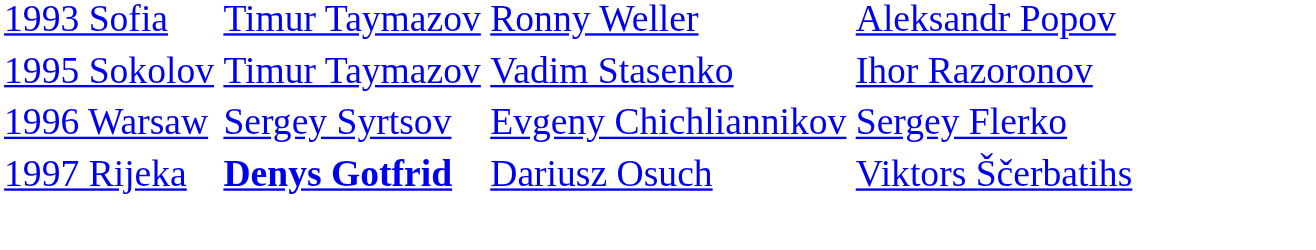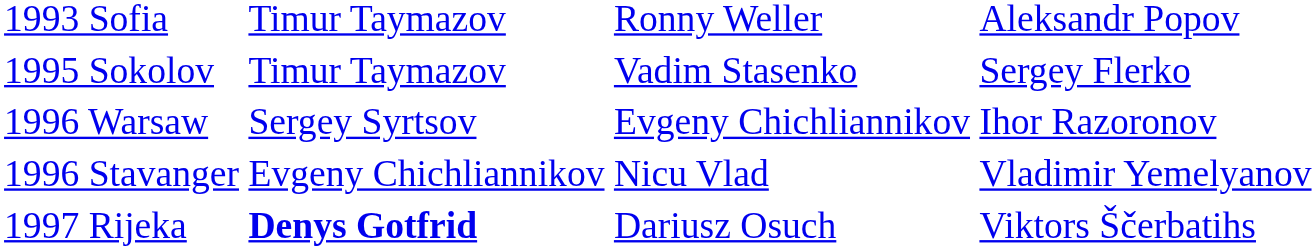(974, 70) Ihor Razoronov -> (1085, 70) Sergey Flerko
(961, 121) Sergey Flerko -> (1098, 121) Ihor Razoronov
+ row: (122, 173)
